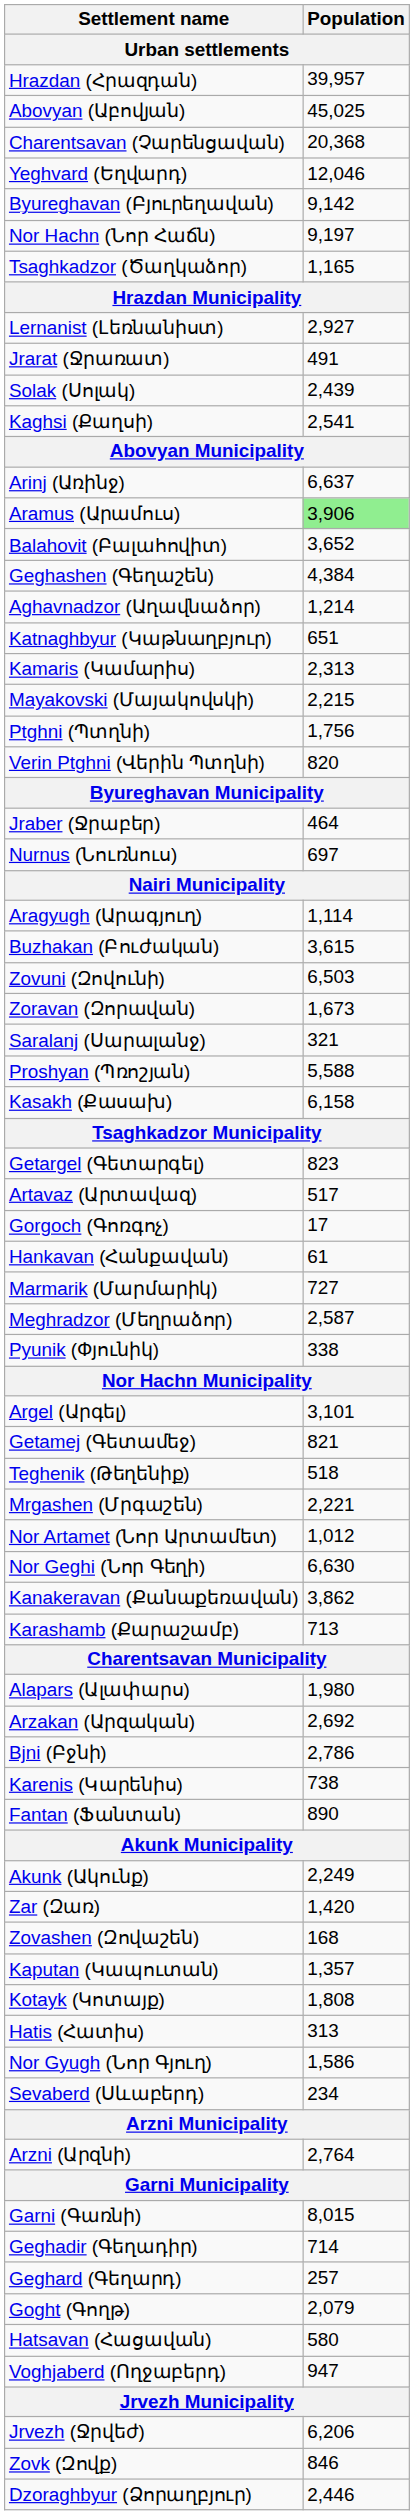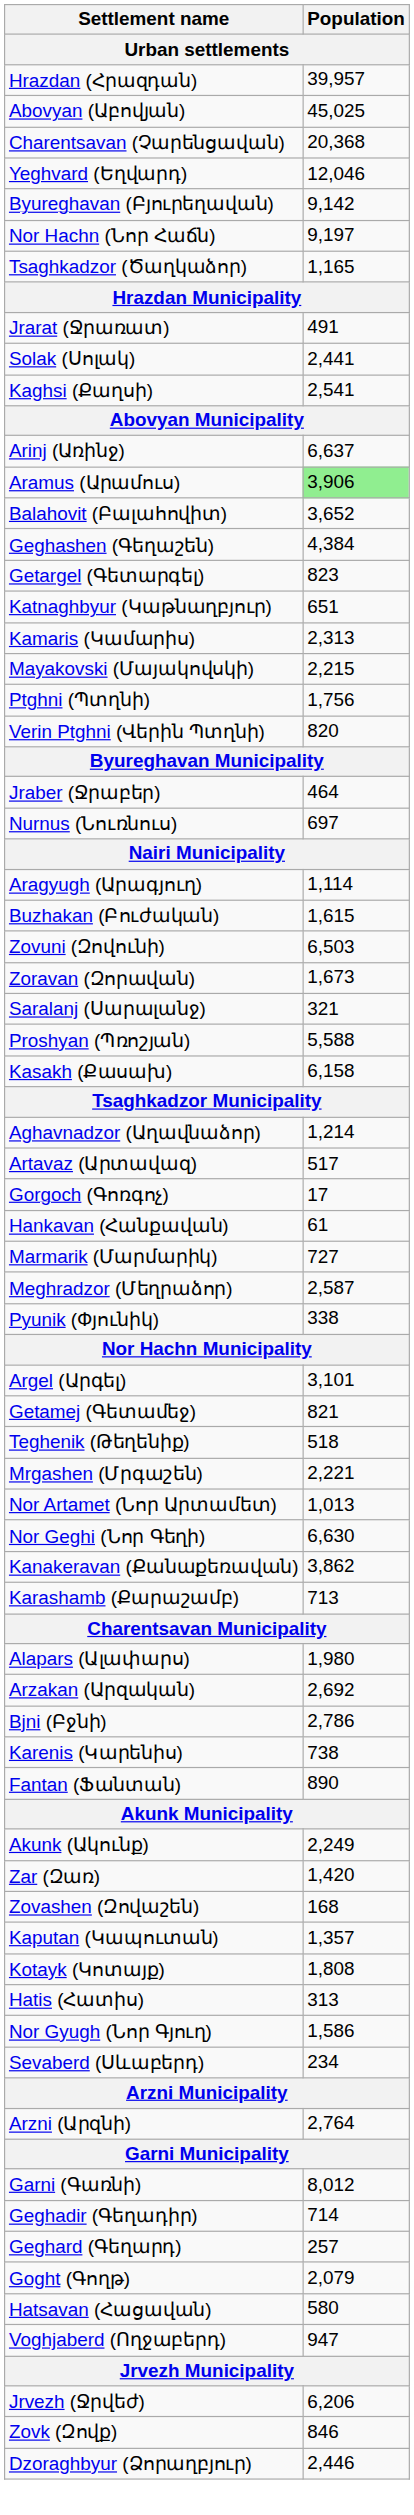- row: (116, 328)
(331, 389) 2,439 -> (331, 358) 2,441
rows swapped: (107, 1163) <-> (135, 607)
(331, 946) 3,615 -> (331, 915) 1,615
(331, 1535) 1,012 -> (331, 1504) 1,013
(331, 2215) 8,015 -> (331, 2184) 8,012
